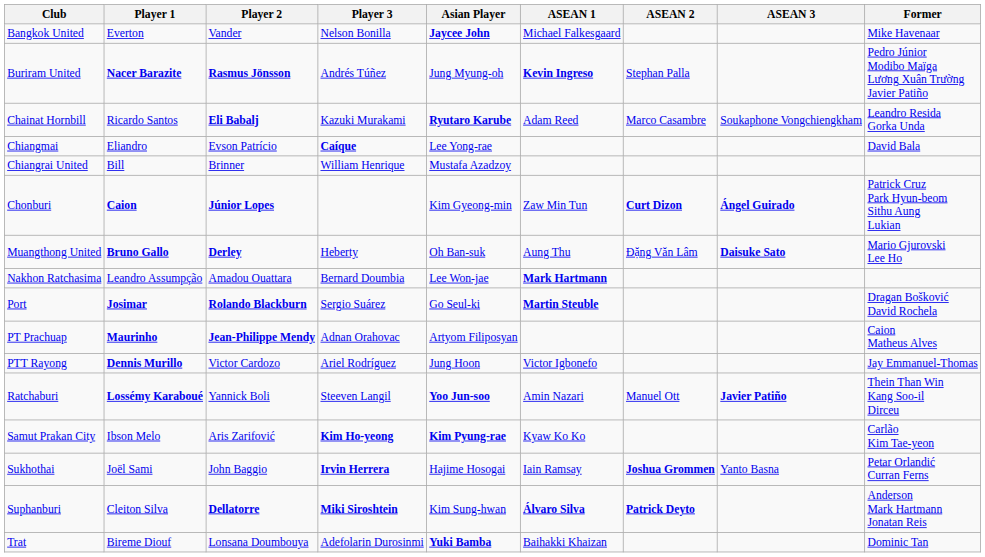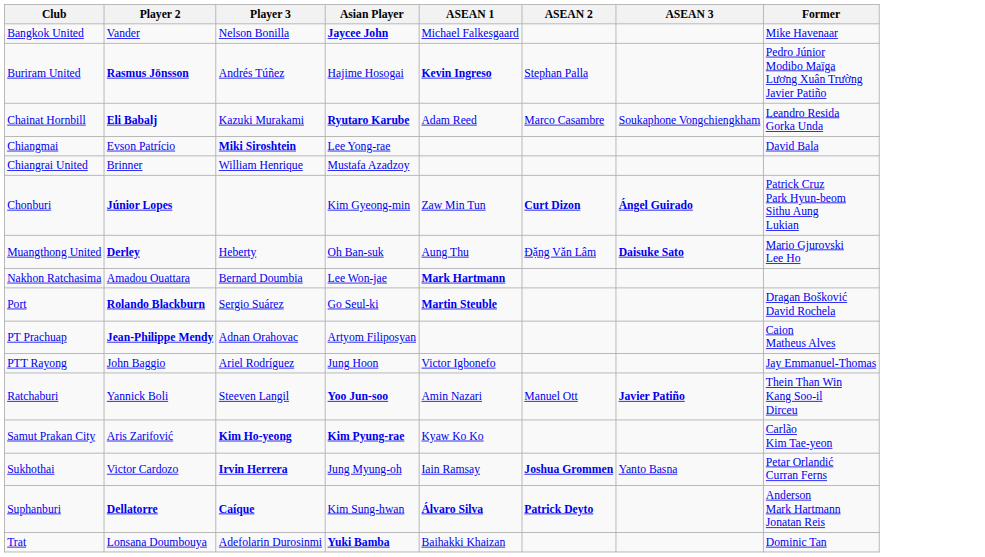- column: (155, 14)
(466, 73) Jung Myung-oh -> (366, 73) Hajime Hosogai
(338, 146) Caíque -> (257, 146) Miki Siroshtein
(244, 363) Victor Cardozo -> (136, 363) John Baggio
(238, 469) John Baggio -> (143, 469) Victor Cardozo
(467, 469) Hajime Hosogai -> (365, 469) Jung Myung-oh
(359, 509) Miki Siroshtein -> (237, 509) Caíque
